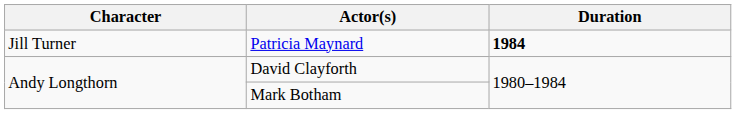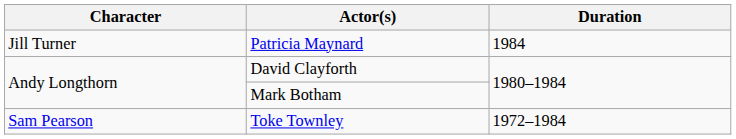(509, 43) bold -> (509, 43) normal
+ row: (297, 120)
